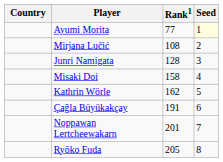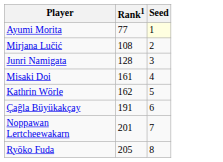- column: (28, 13)
(172, 76) 158 -> (125, 76) 161
